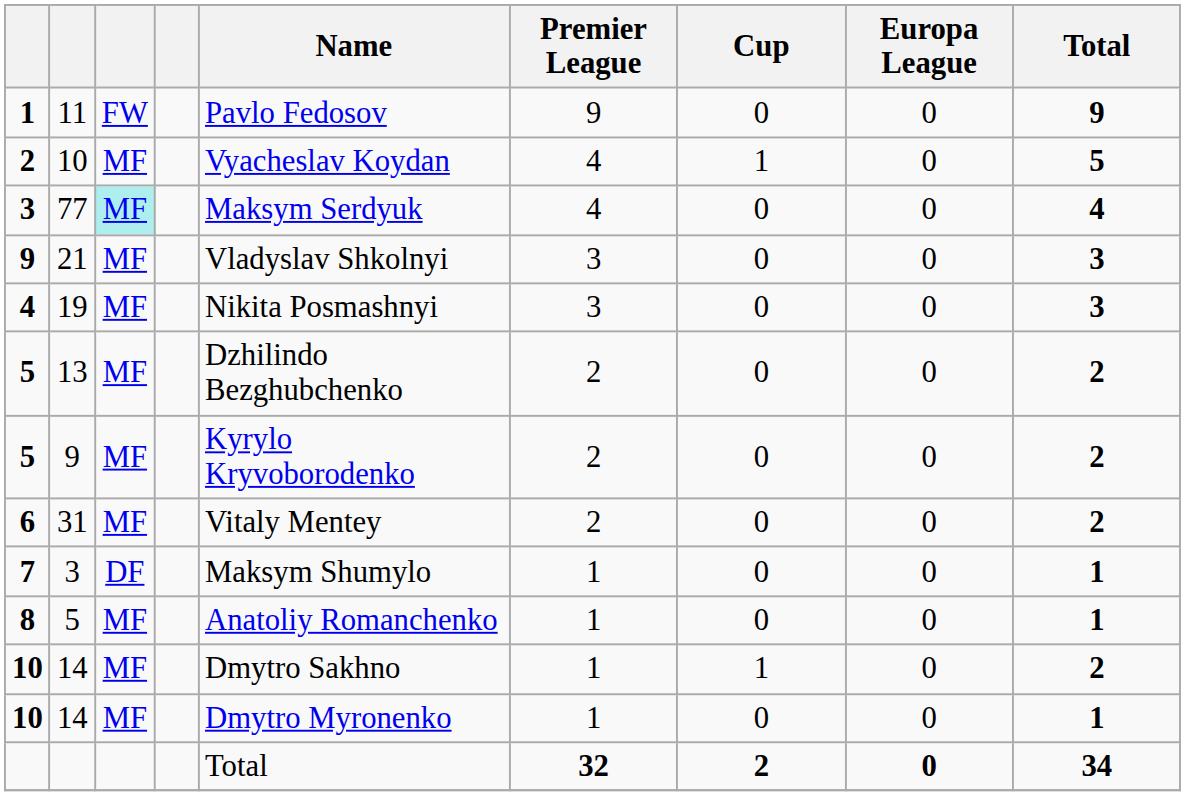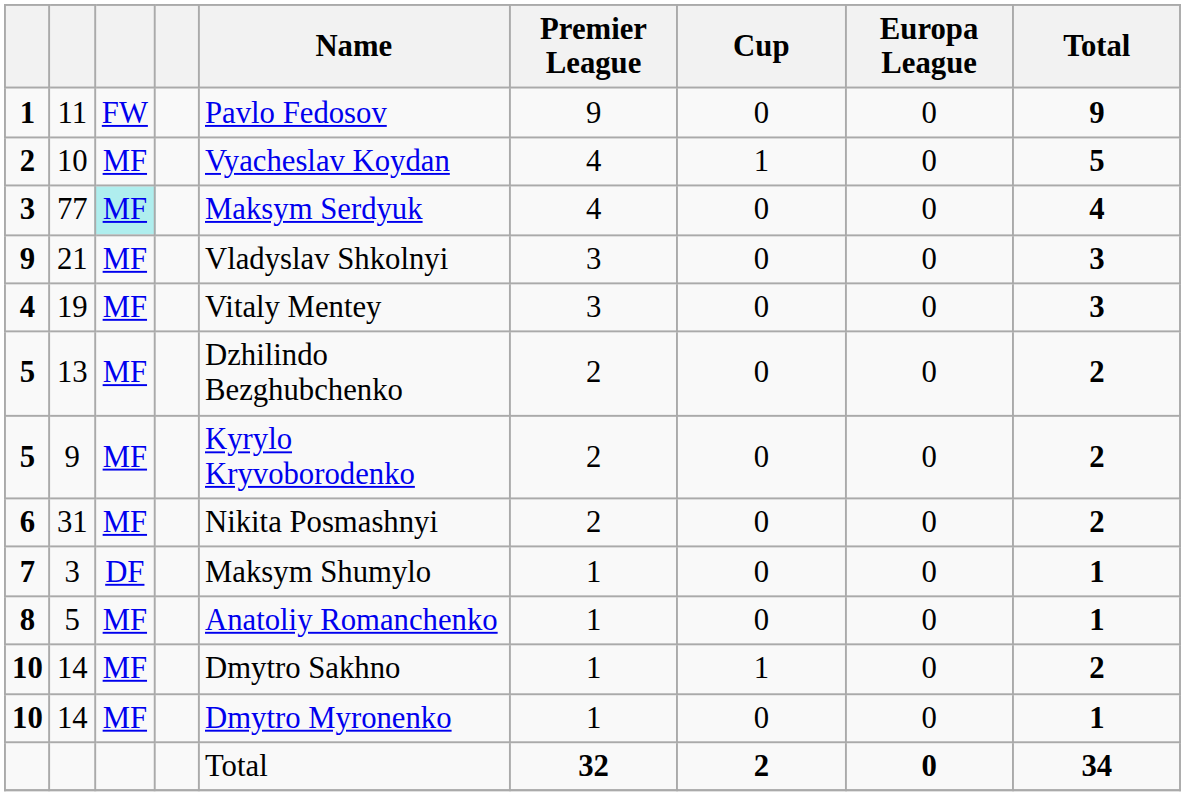(321, 307) Nikita Posmashnyi -> (293, 307) Vitaly Mentey
(293, 522) Vitaly Mentey -> (321, 522) Nikita Posmashnyi
